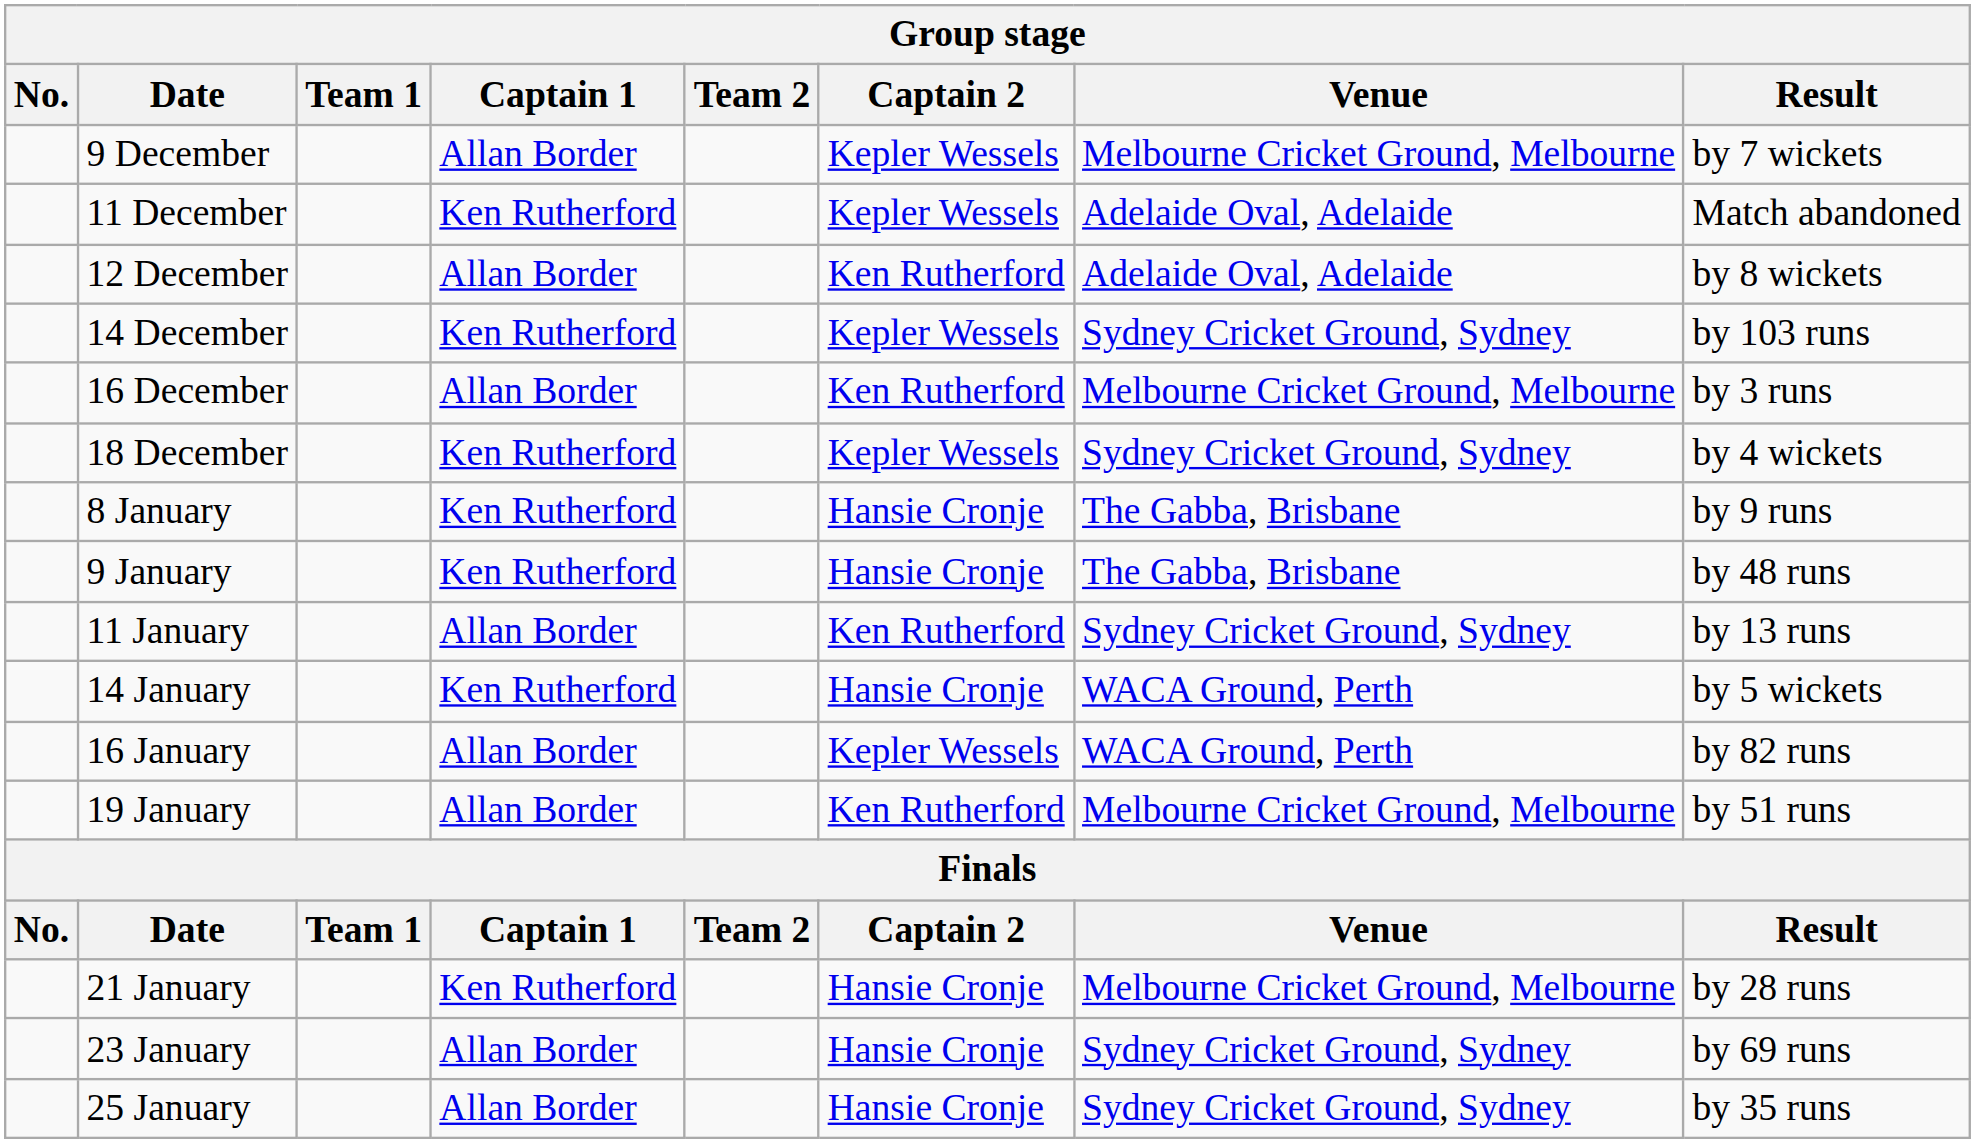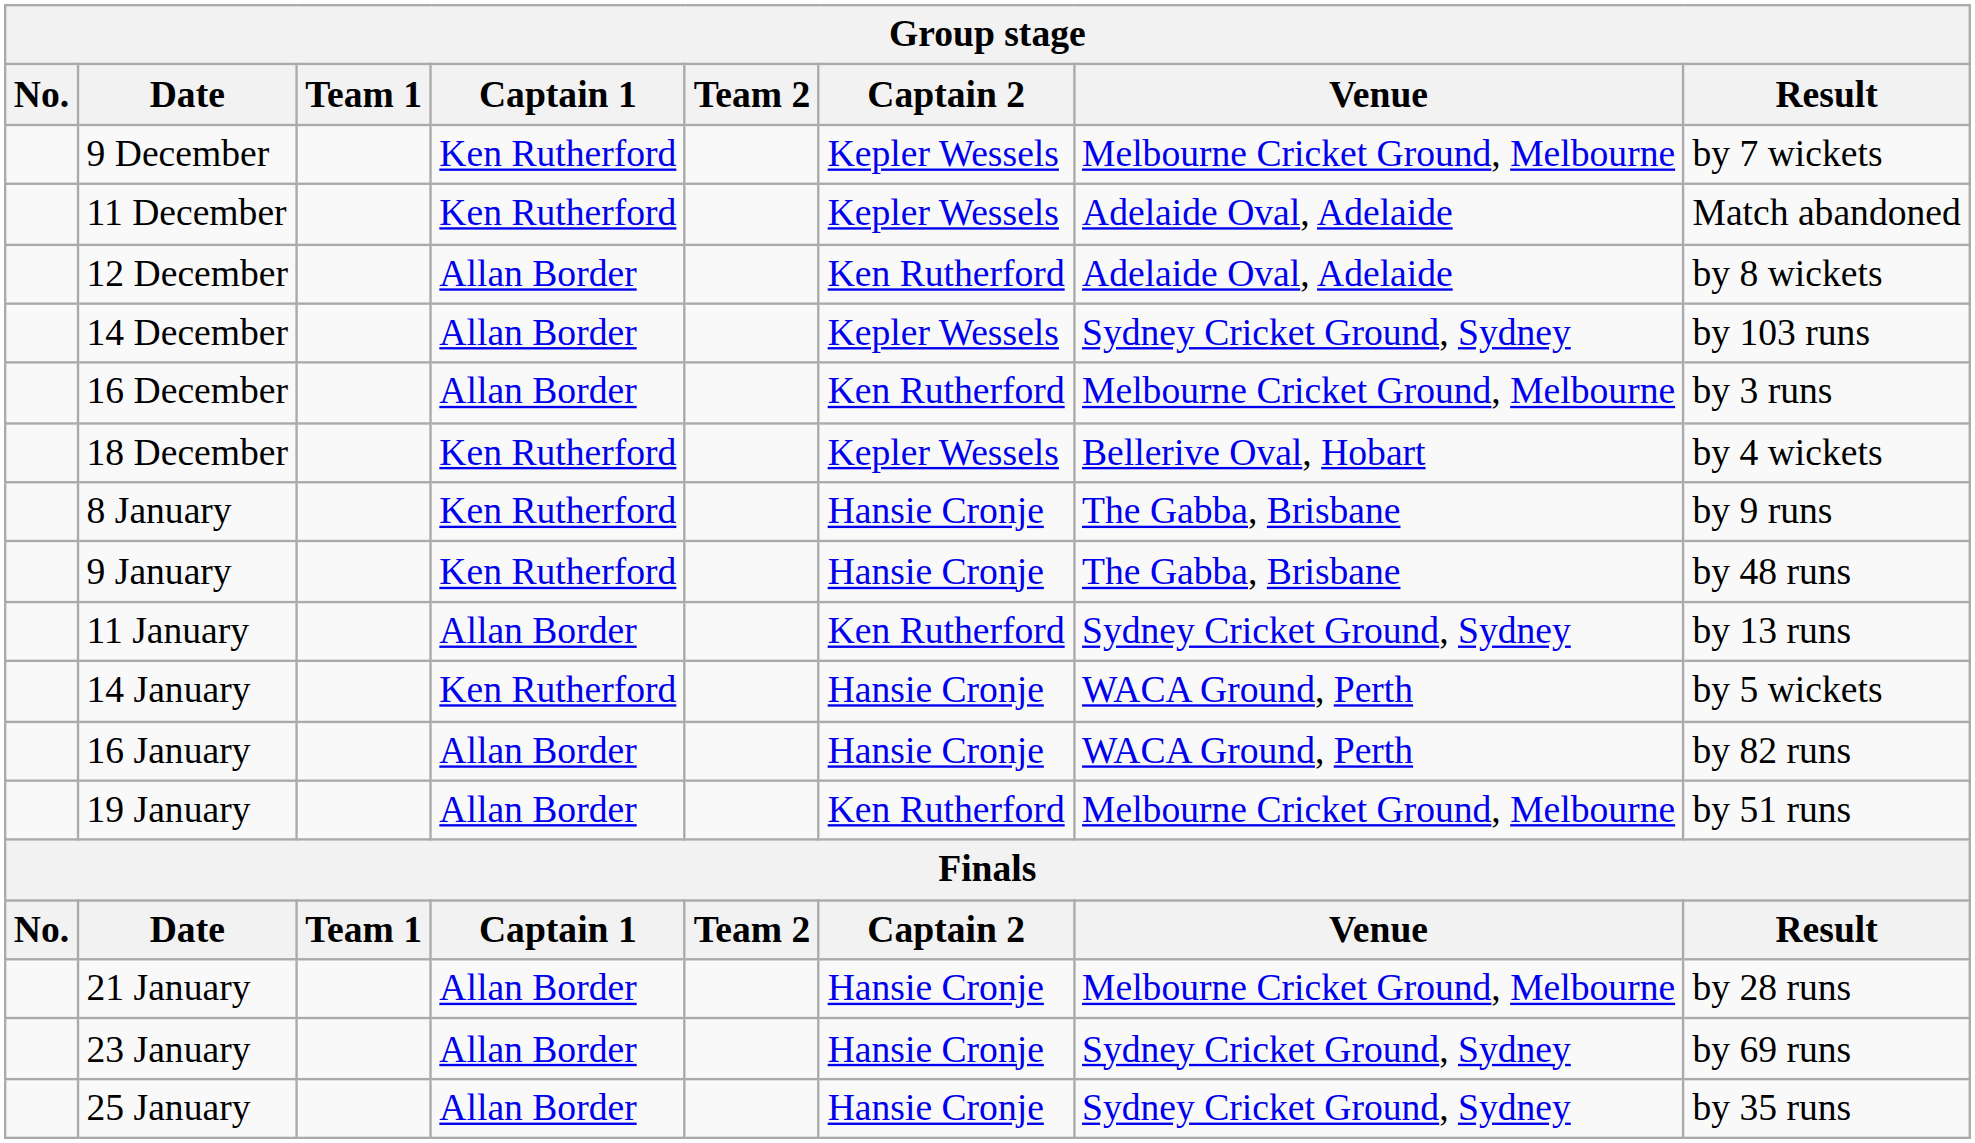(538, 153) Allan Border -> (558, 153) Ken Rutherford
(558, 332) Ken Rutherford -> (538, 332) Allan Border
(1326, 451) Sydney Cricket Ground, Sydney -> (1254, 451) Bellerive Oval, Hobart
(943, 749) Kepler Wessels -> (936, 749) Hansie Cronje
(558, 988) Ken Rutherford -> (538, 988) Allan Border
